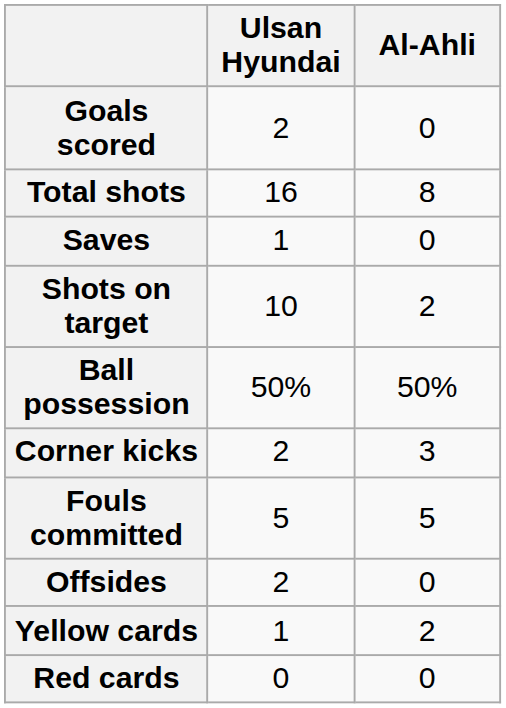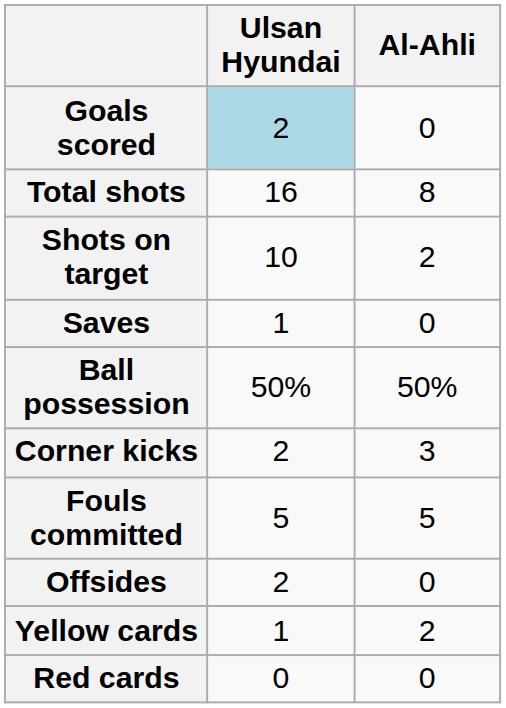(281, 127) no background -> (281, 127) lightblue background
rows swapped: (106, 305) <-> (106, 240)
